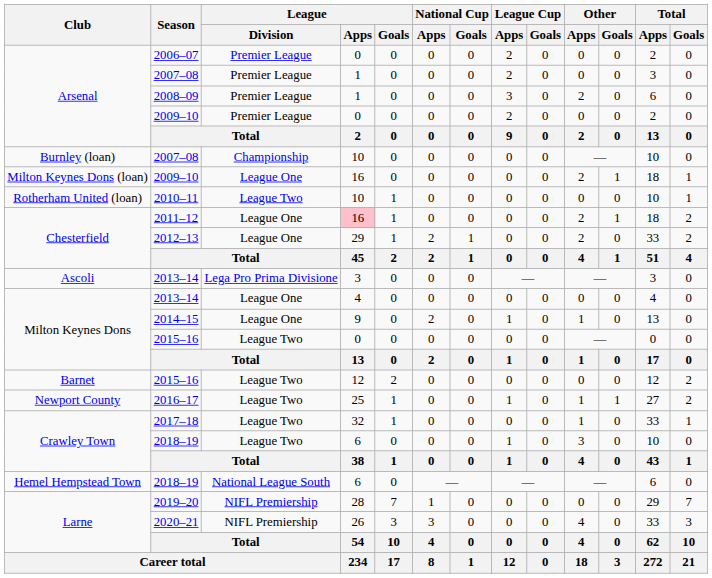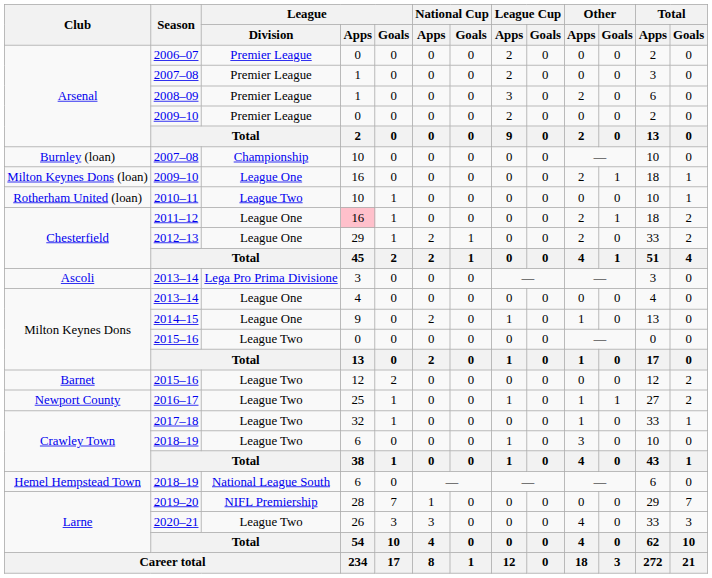(271, 522) NIFL Premiership -> (271, 522) League Two
